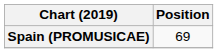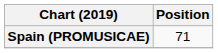(183, 36) 69 -> (183, 36) 71
